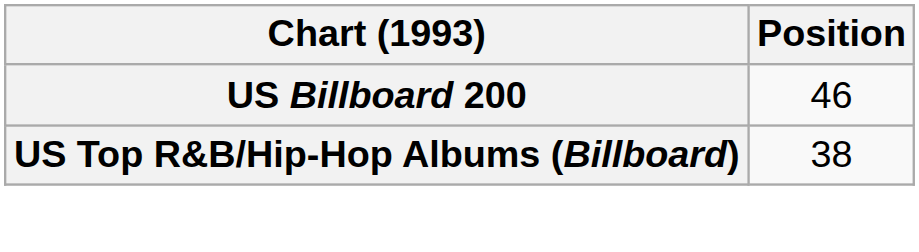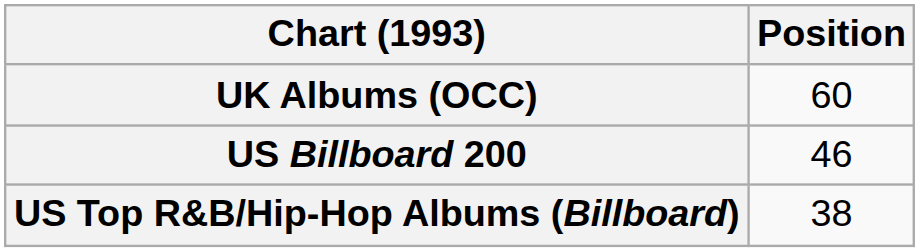+ row: (377, 94)
